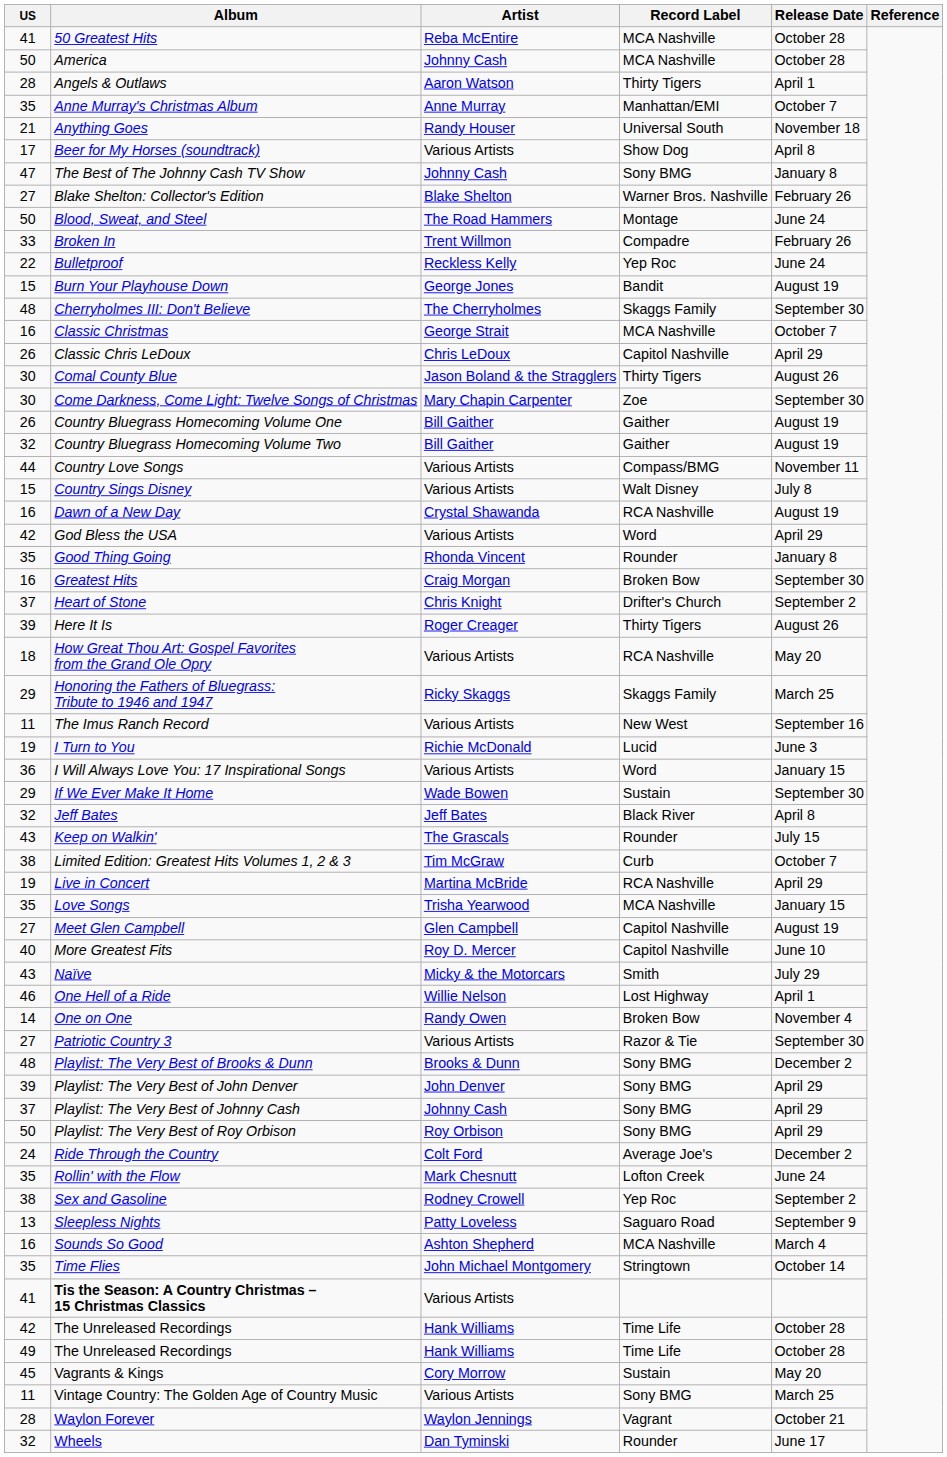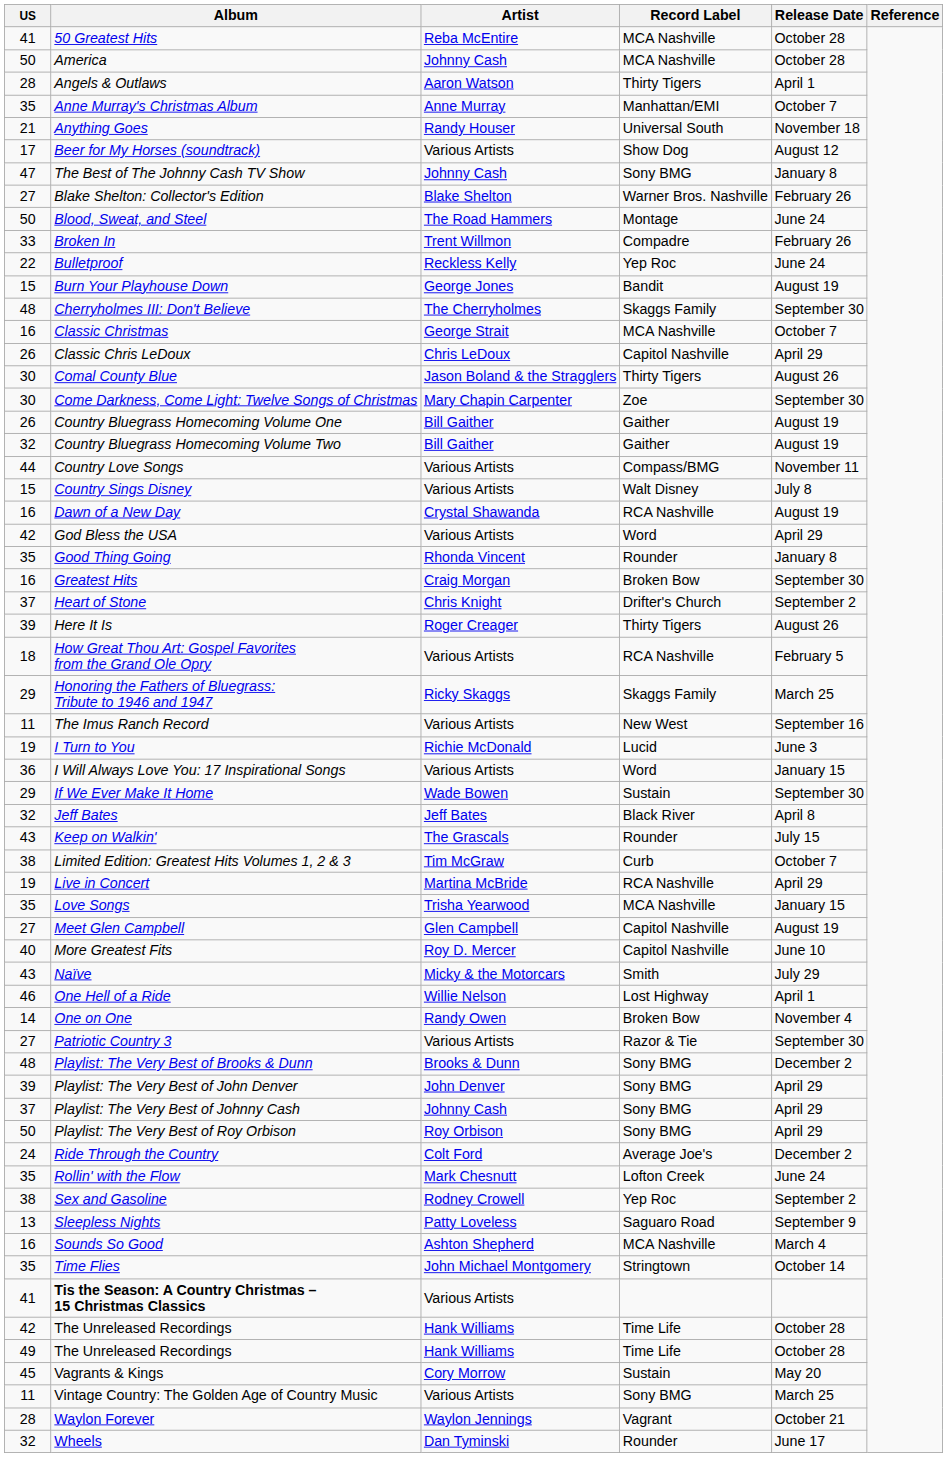(795, 151) April 8 -> (807, 151) August 12
(798, 656) May 20 -> (809, 656) February 5
